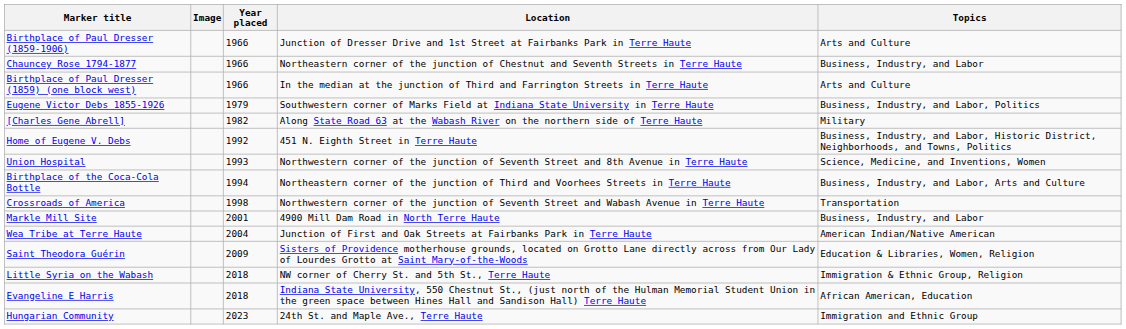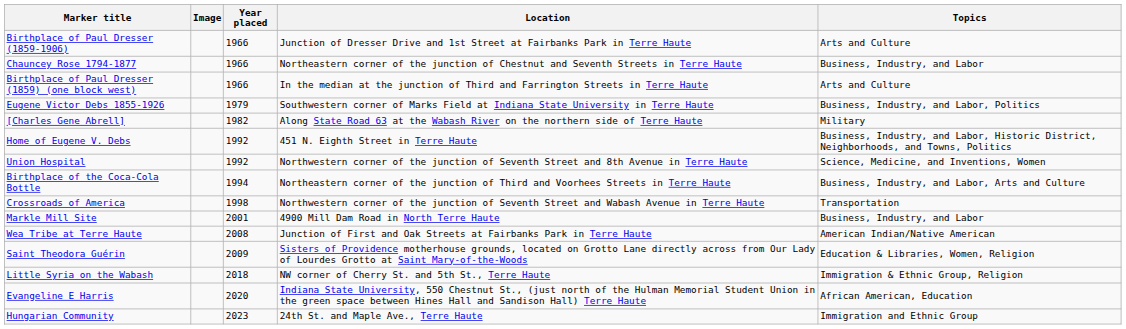(237, 162) 1993 -> (237, 162) 1992
(237, 234) 2004 -> (237, 234) 2008
(237, 296) 2018 -> (237, 296) 2020
